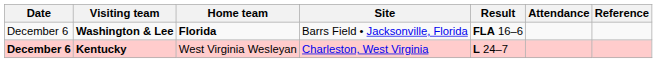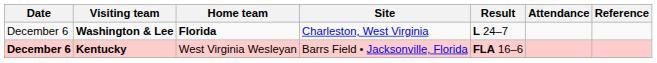(385, 31) Barrs Field • Jacksonville, Florida -> (365, 31) Charleston, West Virginia
(498, 31) FLA 16–6 -> (491, 31) L 24–7
(365, 49) Charleston, West Virginia -> (385, 49) Barrs Field • Jacksonville, Florida
(491, 49) L 24–7 -> (498, 49) FLA 16–6
